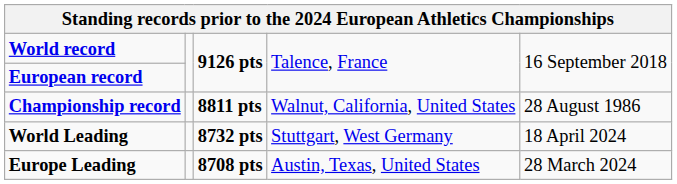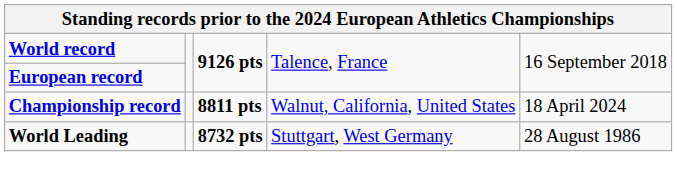(582, 106) 28 August 1986 -> (575, 106) 18 April 2024
(575, 135) 18 April 2024 -> (582, 135) 28 August 1986
- row: (72, 164)
